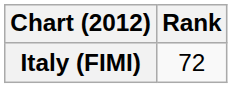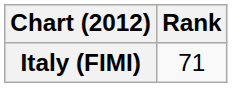(192, 62) 72 -> (192, 62) 71
